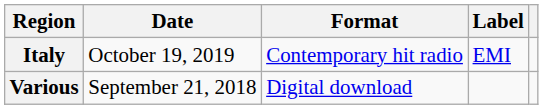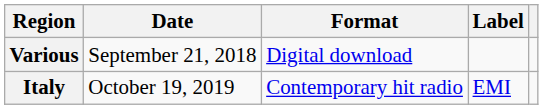rows swapped: (44, 87) <-> (44, 54)
